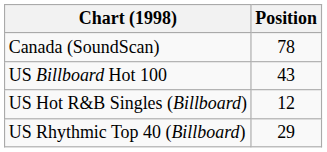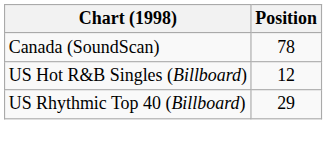- row: (88, 75)
